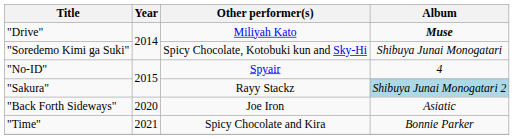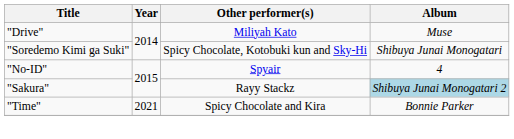(439, 32) bold -> (439, 32) normal
- row: (62, 106)
